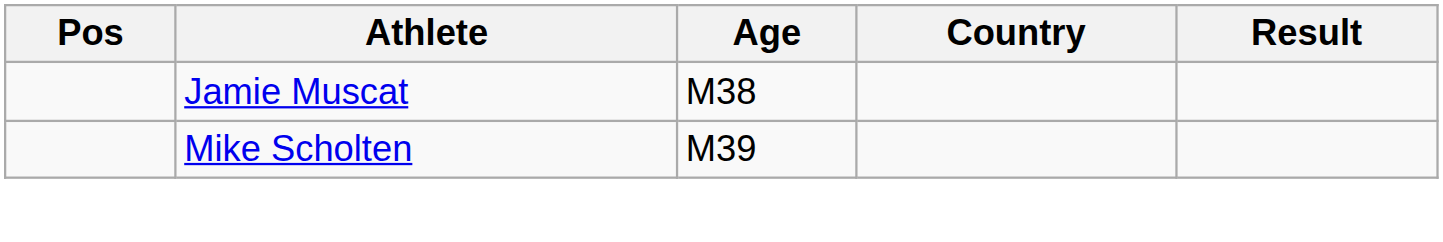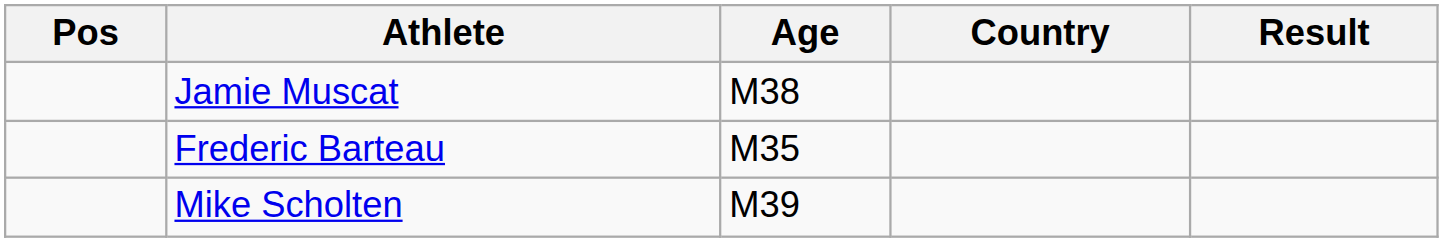+ row: (310, 148)
